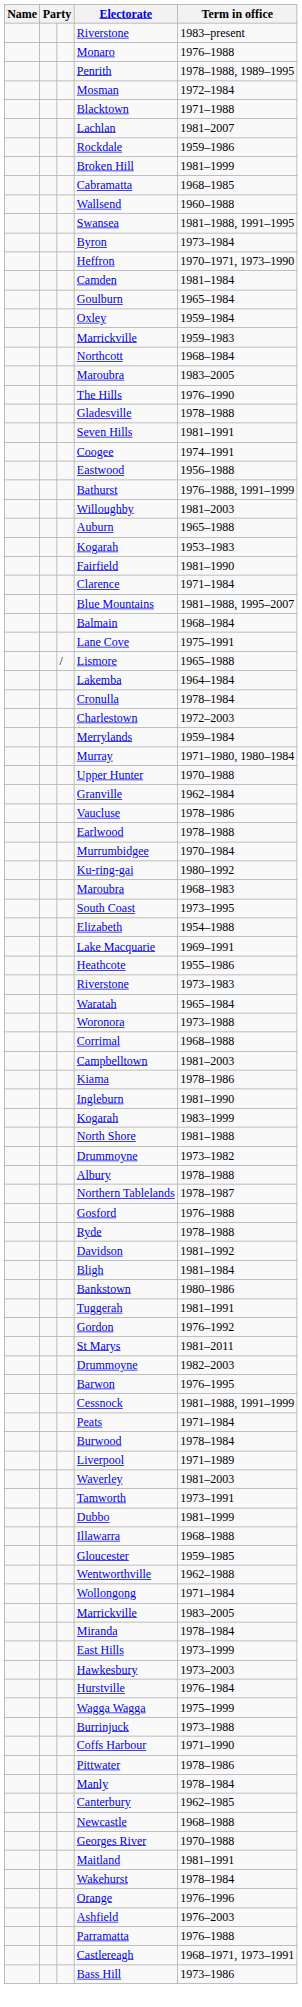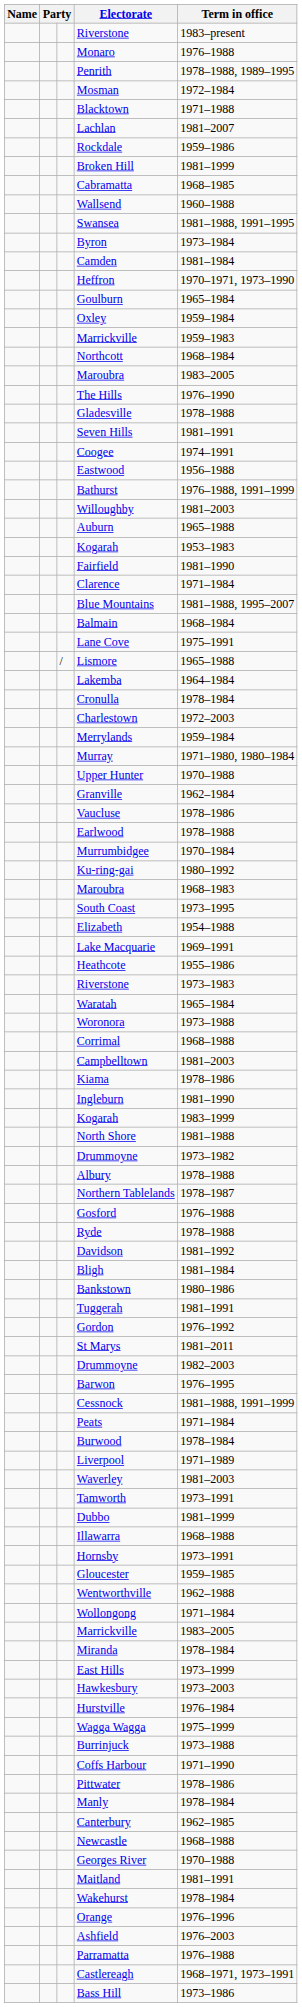rows swapped: (65, 280) <-> (65, 261)
+ row: (65, 1555)
